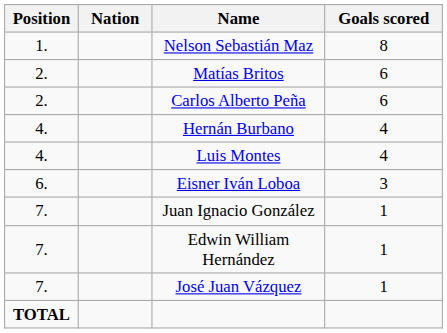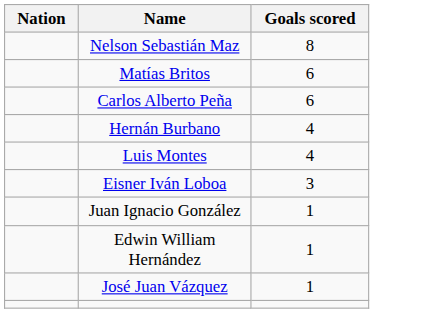- column: (41, 18)
